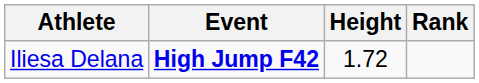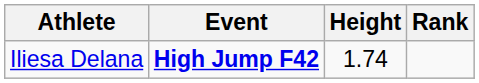(365, 59) 1.72 -> (365, 59) 1.74
